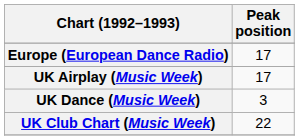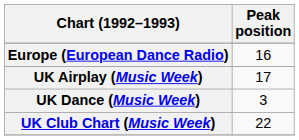(263, 54) 17 -> (263, 54) 16
